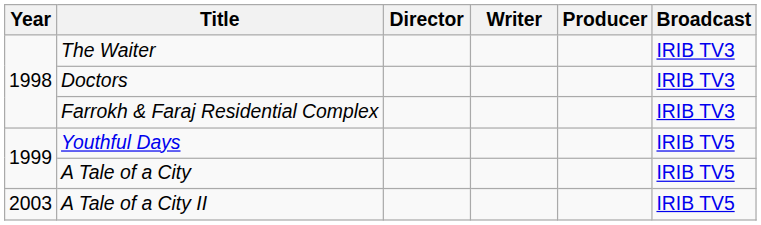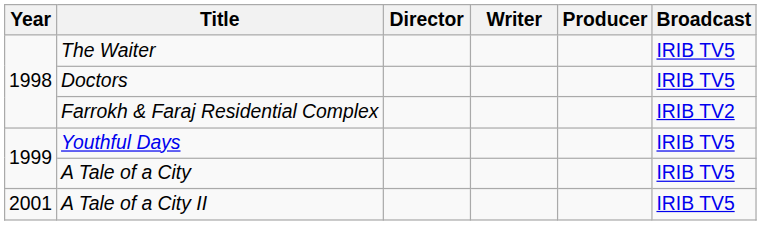(696, 50) IRIB TV3 -> (696, 50) IRIB TV5
(696, 81) IRIB TV3 -> (696, 81) IRIB TV5
(696, 111) IRIB TV3 -> (696, 111) IRIB TV2
(31, 204) 2003 -> (31, 204) 2001
